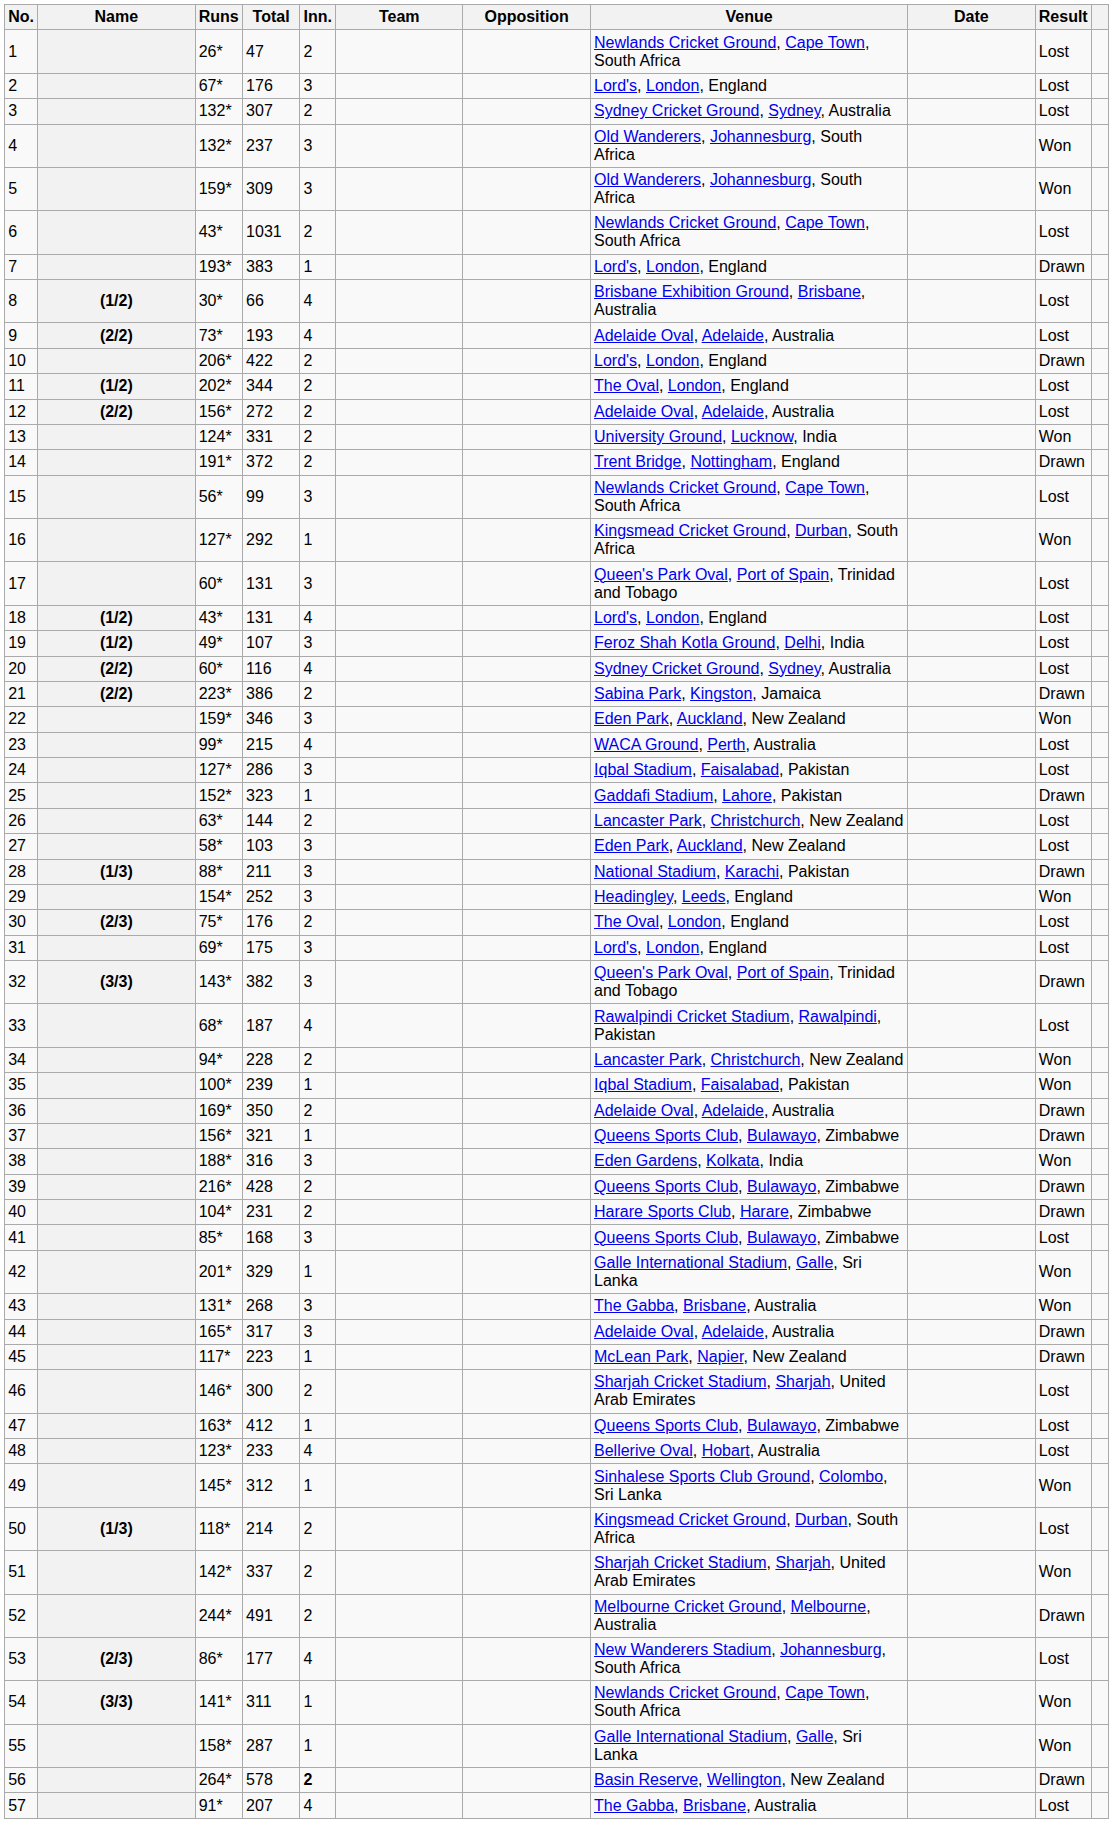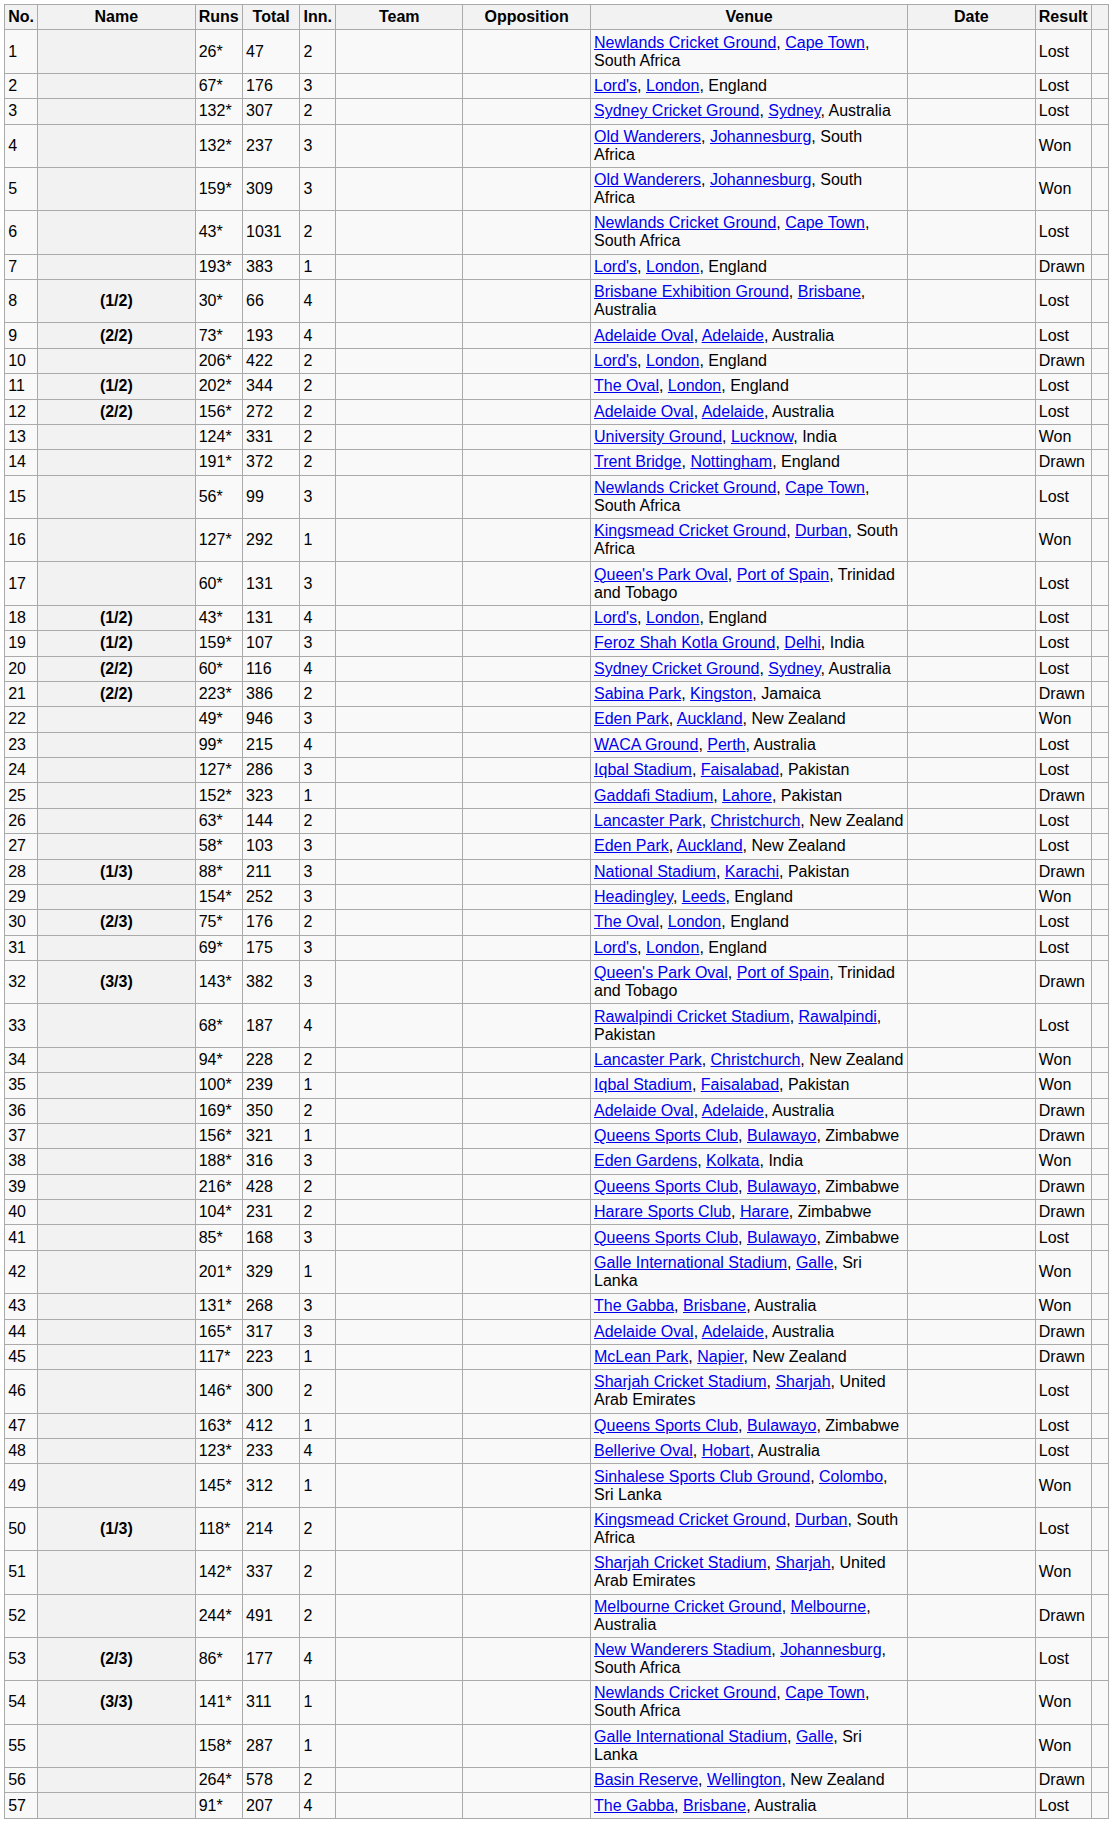(211, 643) 49* -> (215, 643) 159*
(215, 719) 159* -> (211, 719) 49*
(259, 719) 346 -> (259, 719) 946
(308, 1780) bold -> (308, 1780) normal
